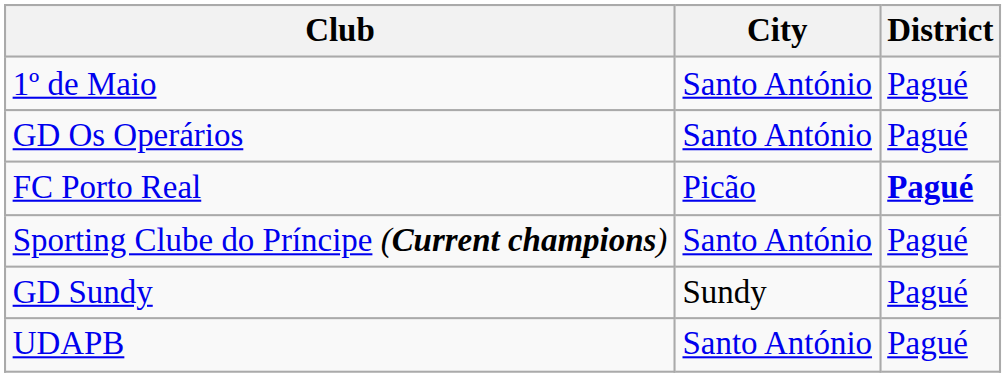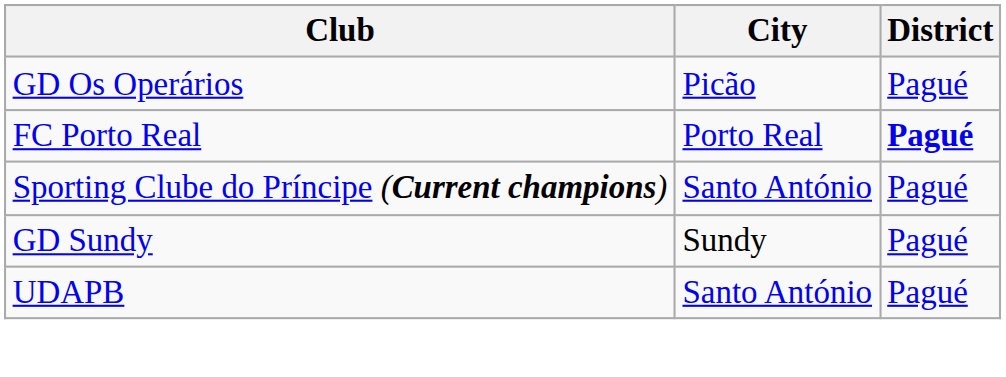- row: (85, 82)
(777, 135) Santo António -> (719, 82) Picão
(719, 187) Picão -> (753, 135) Porto Real
